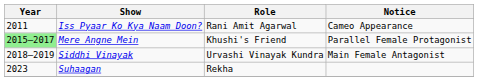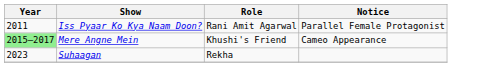(370, 26) Cameo Appearance -> (373, 26) Parallel Female Protagonist
(400, 40) Parallel Female Protagonist -> (344, 40) Cameo Appearance
- row: (96, 55)
